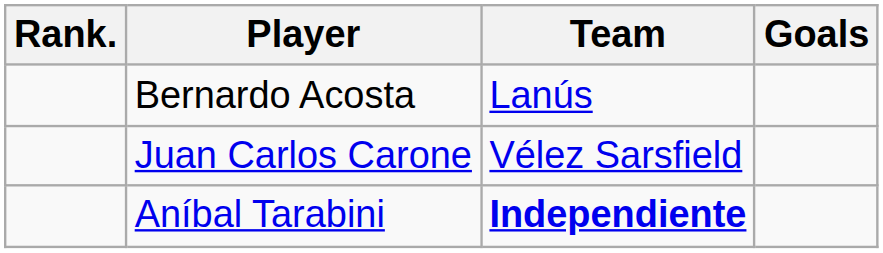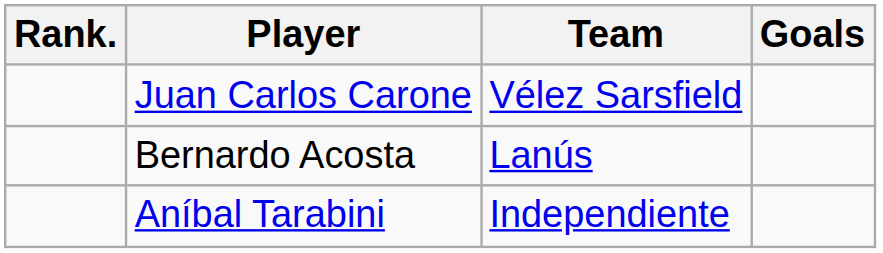rows swapped: (275, 94) <-> (303, 154)
(618, 214) bold -> (610, 214) normal
